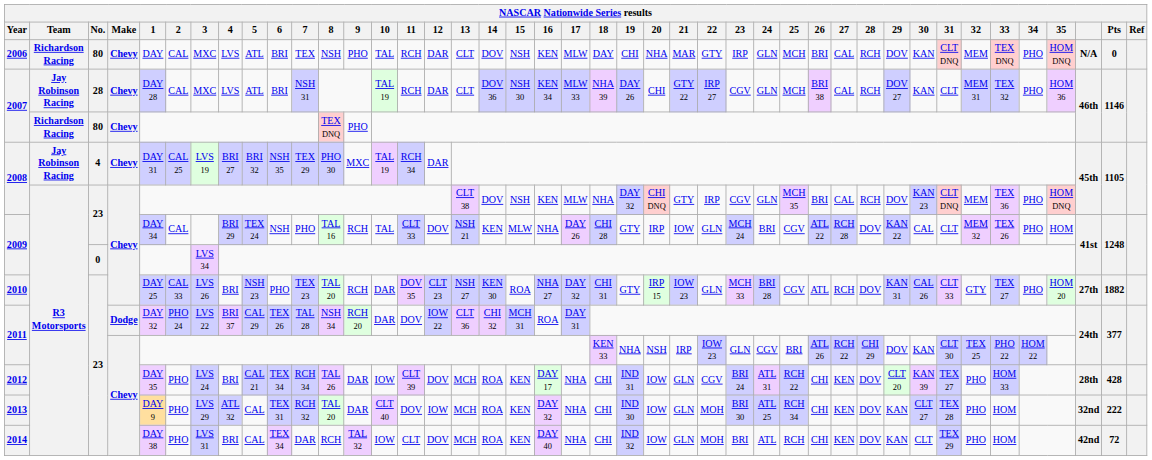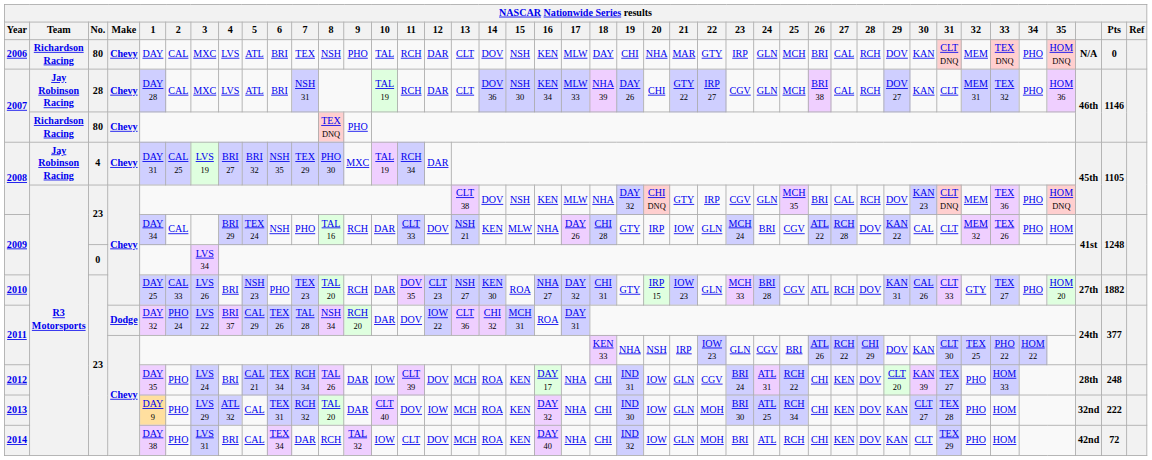(385, 229) TAL -> (385, 229) DAR
(1114, 380) 428 -> (1114, 380) 248
